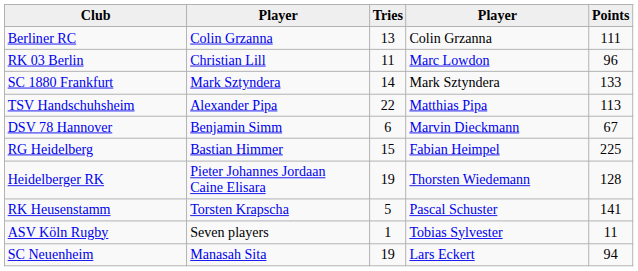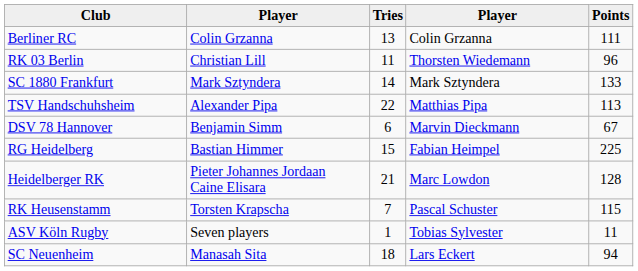(449, 60) Marc Lowdon -> (470, 60) Thorsten Wiedemann
(388, 179) 19 -> (388, 179) 21
(470, 179) Thorsten Wiedemann -> (449, 179) Marc Lowdon
(388, 210) 5 -> (388, 210) 7
(611, 210) 141 -> (611, 210) 115
(388, 254) 19 -> (388, 254) 18
